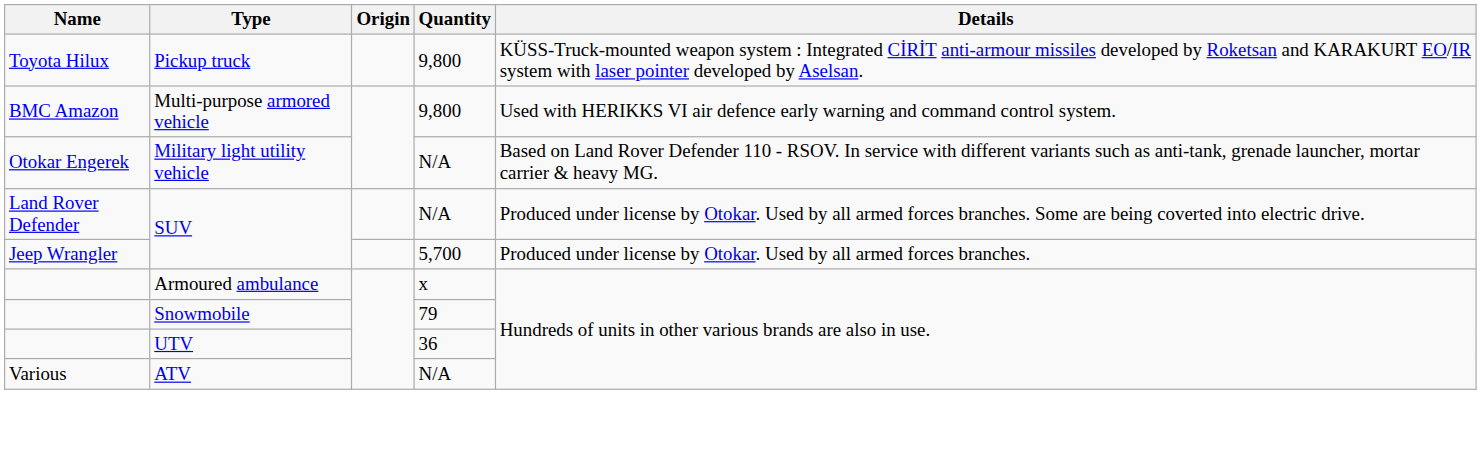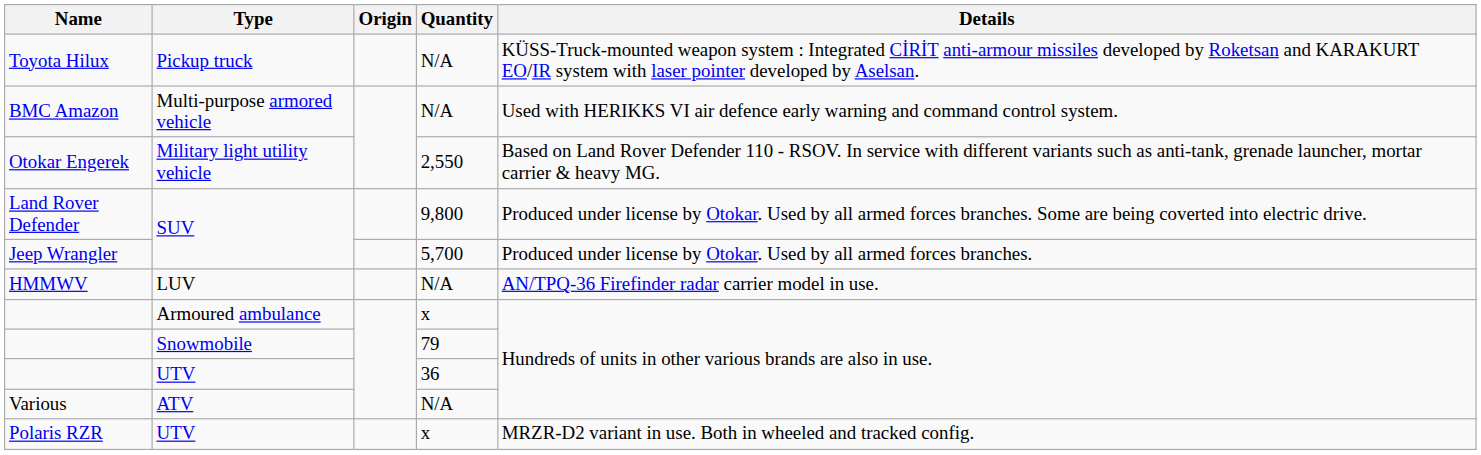(440, 60) 9,800 -> (437, 60) N/A
(440, 111) 9,800 -> (437, 111) N/A
(435, 162) N/A -> (442, 162) 2,550
(435, 213) N/A -> (442, 213) 9,800
+ row: (48, 284)
+ row: (56, 433)
